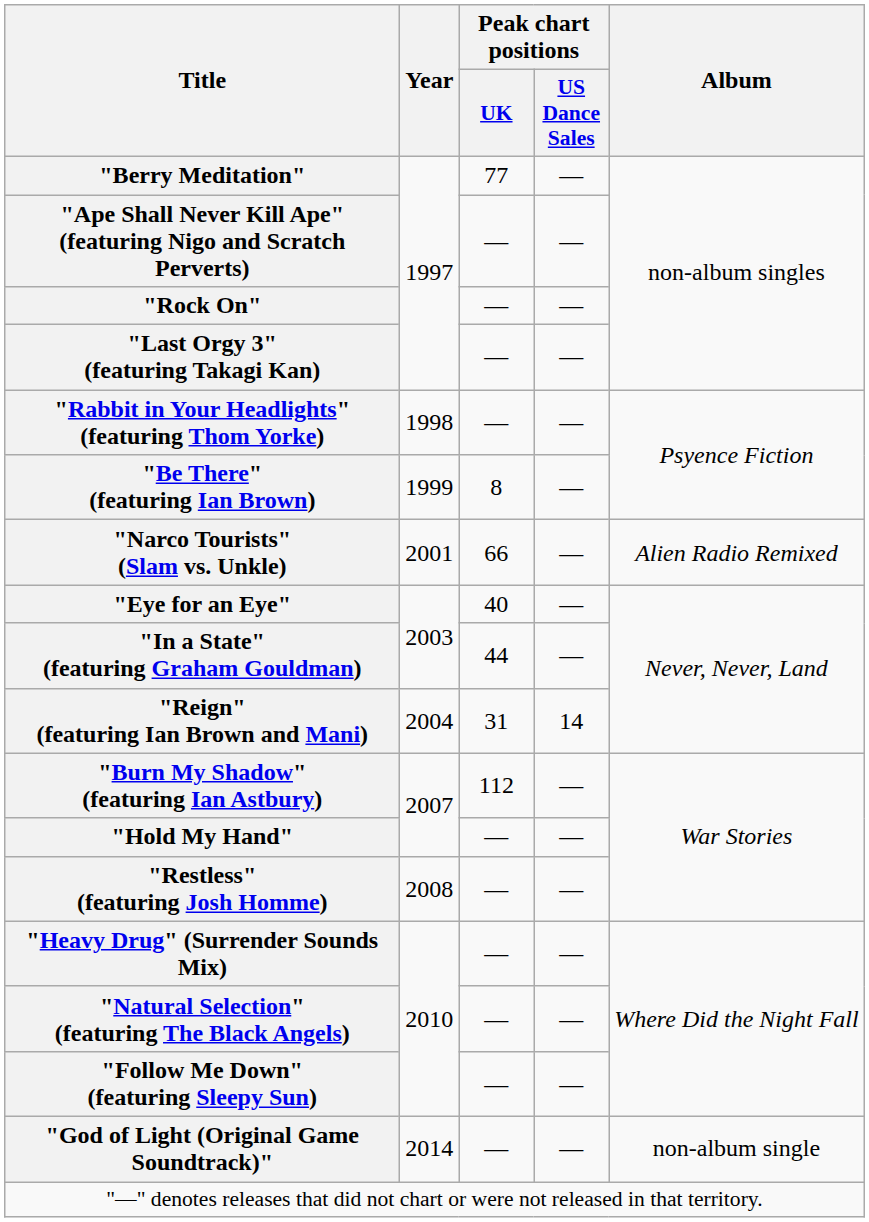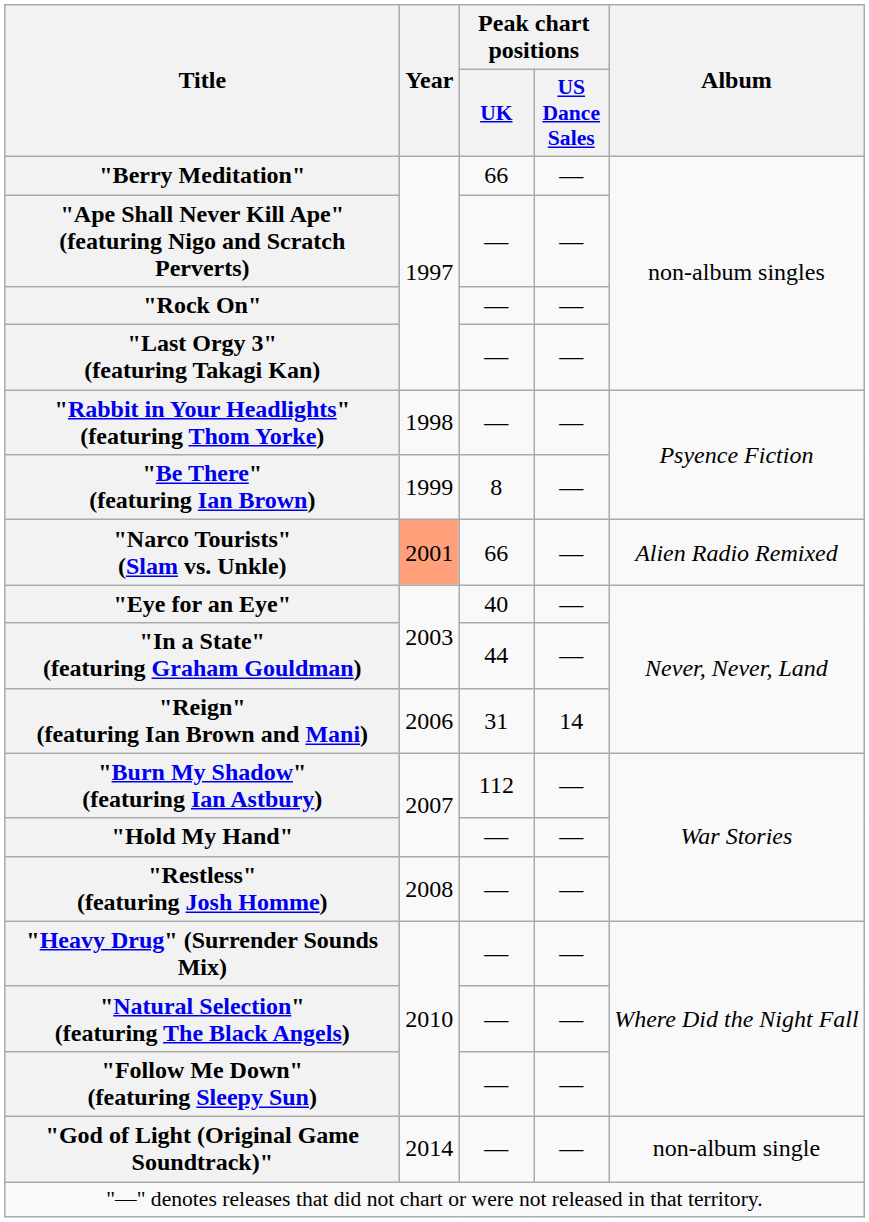(496, 175) 77 -> (496, 175) 66
(429, 552) no background -> (429, 552) lightsalmon background
(429, 720) 2004 -> (429, 720) 2006
